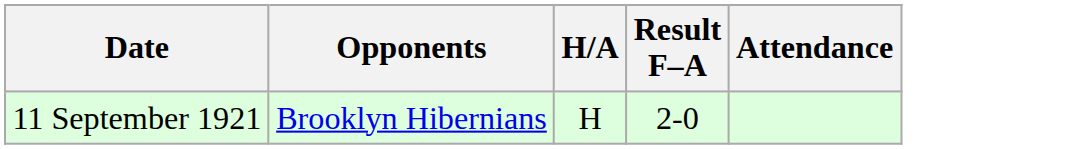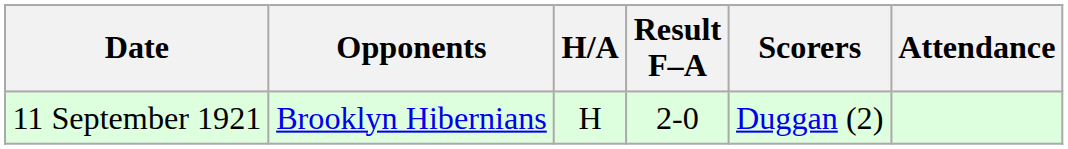+ column: (810, 48)
